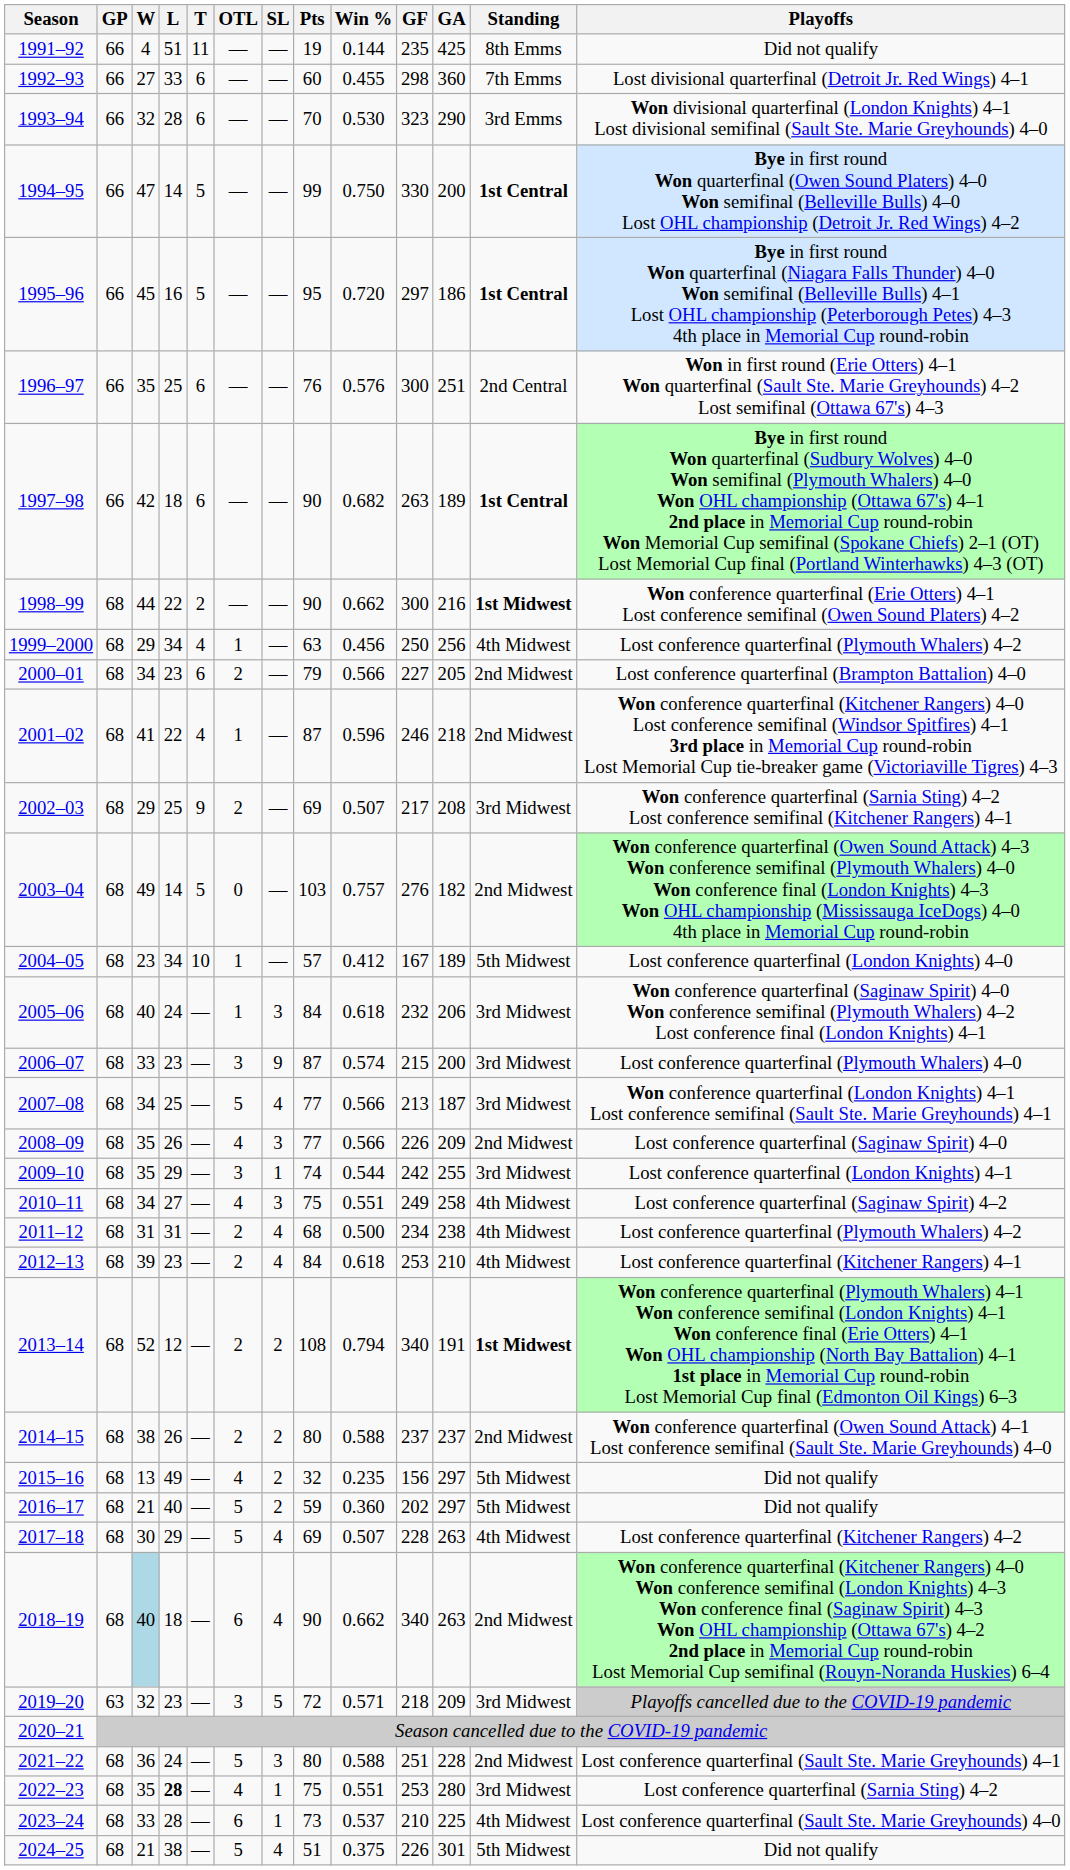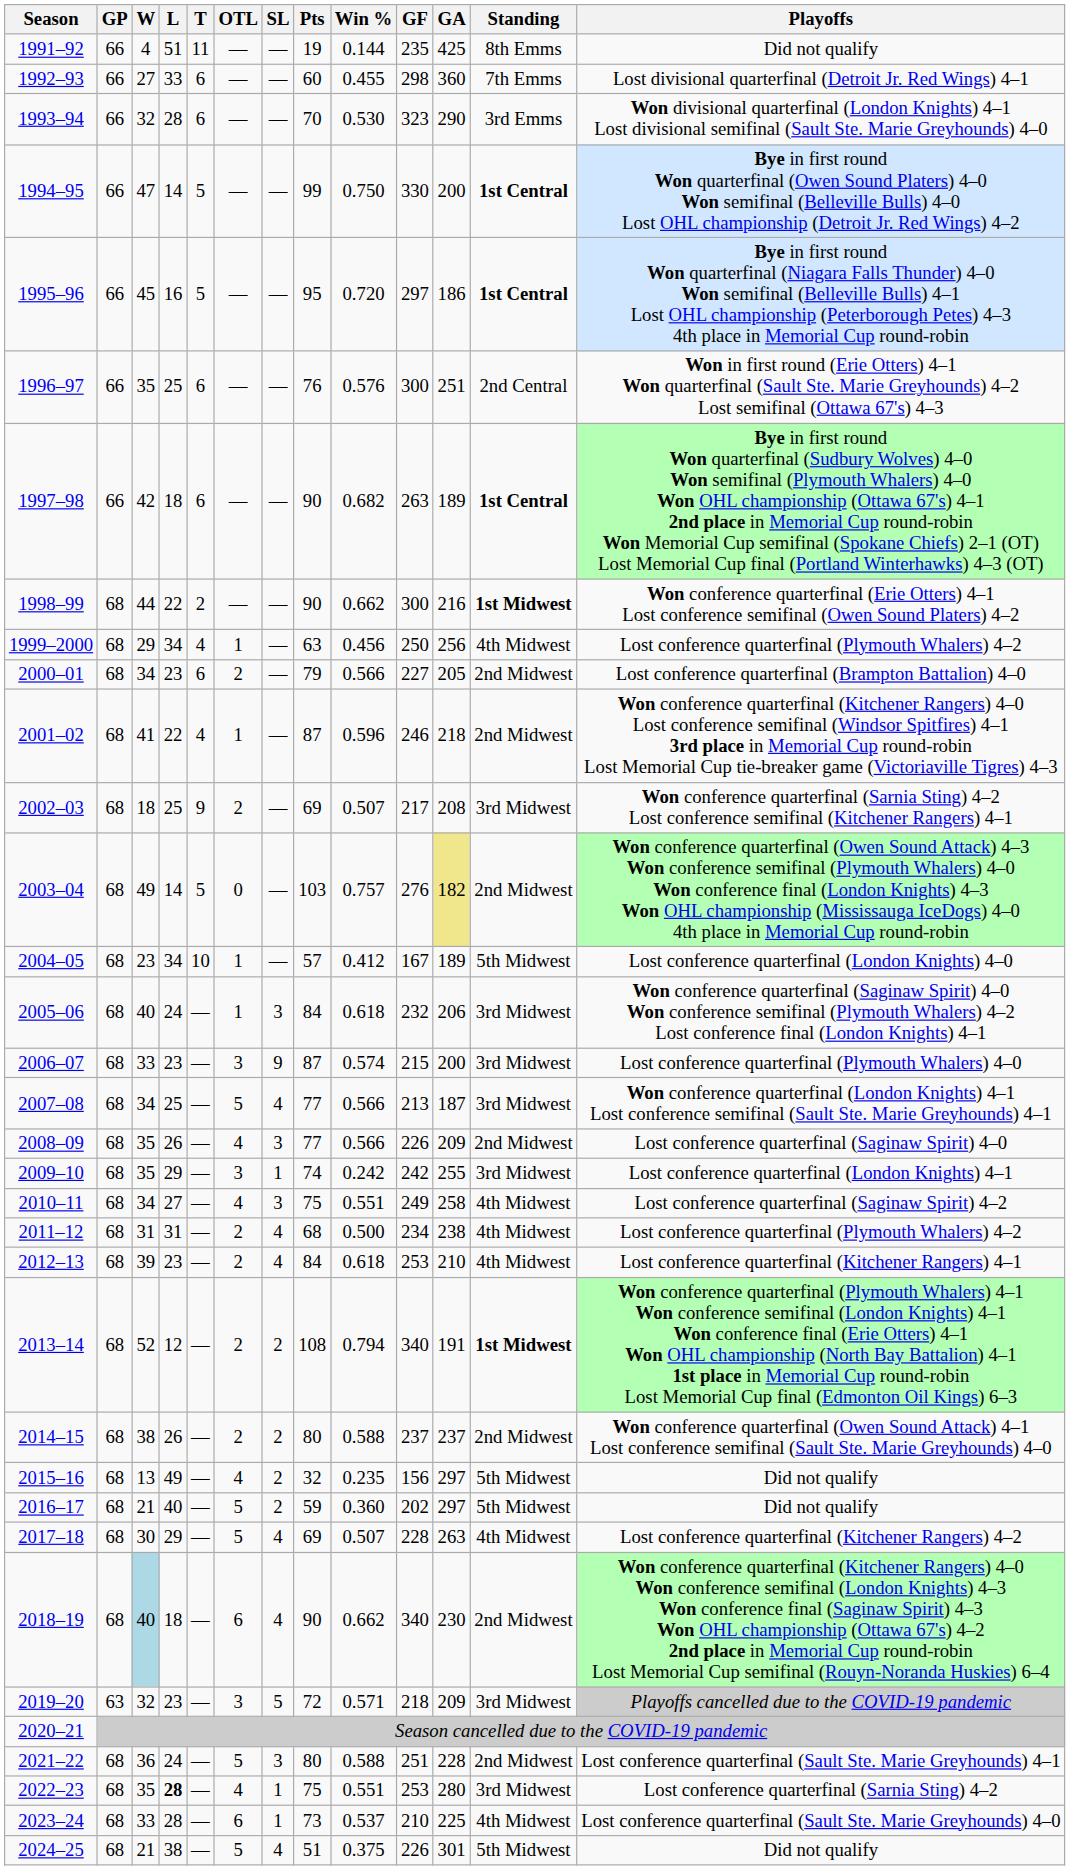(146, 807) 29 -> (146, 807) 18
(452, 889) no background -> (452, 889) khaki background
(364, 1173) 0.544 -> (364, 1173) 0.242
(452, 1619) 263 -> (452, 1619) 230
